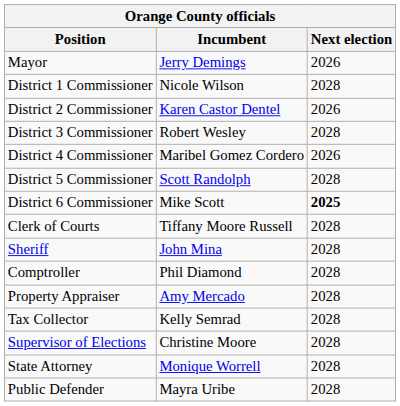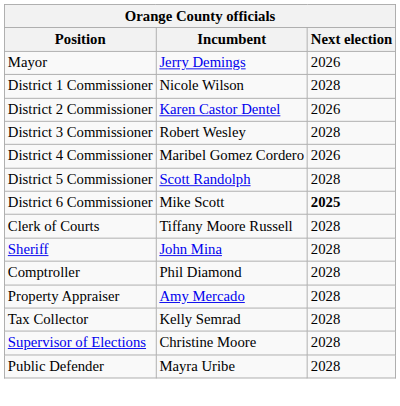- row: (50, 366)
